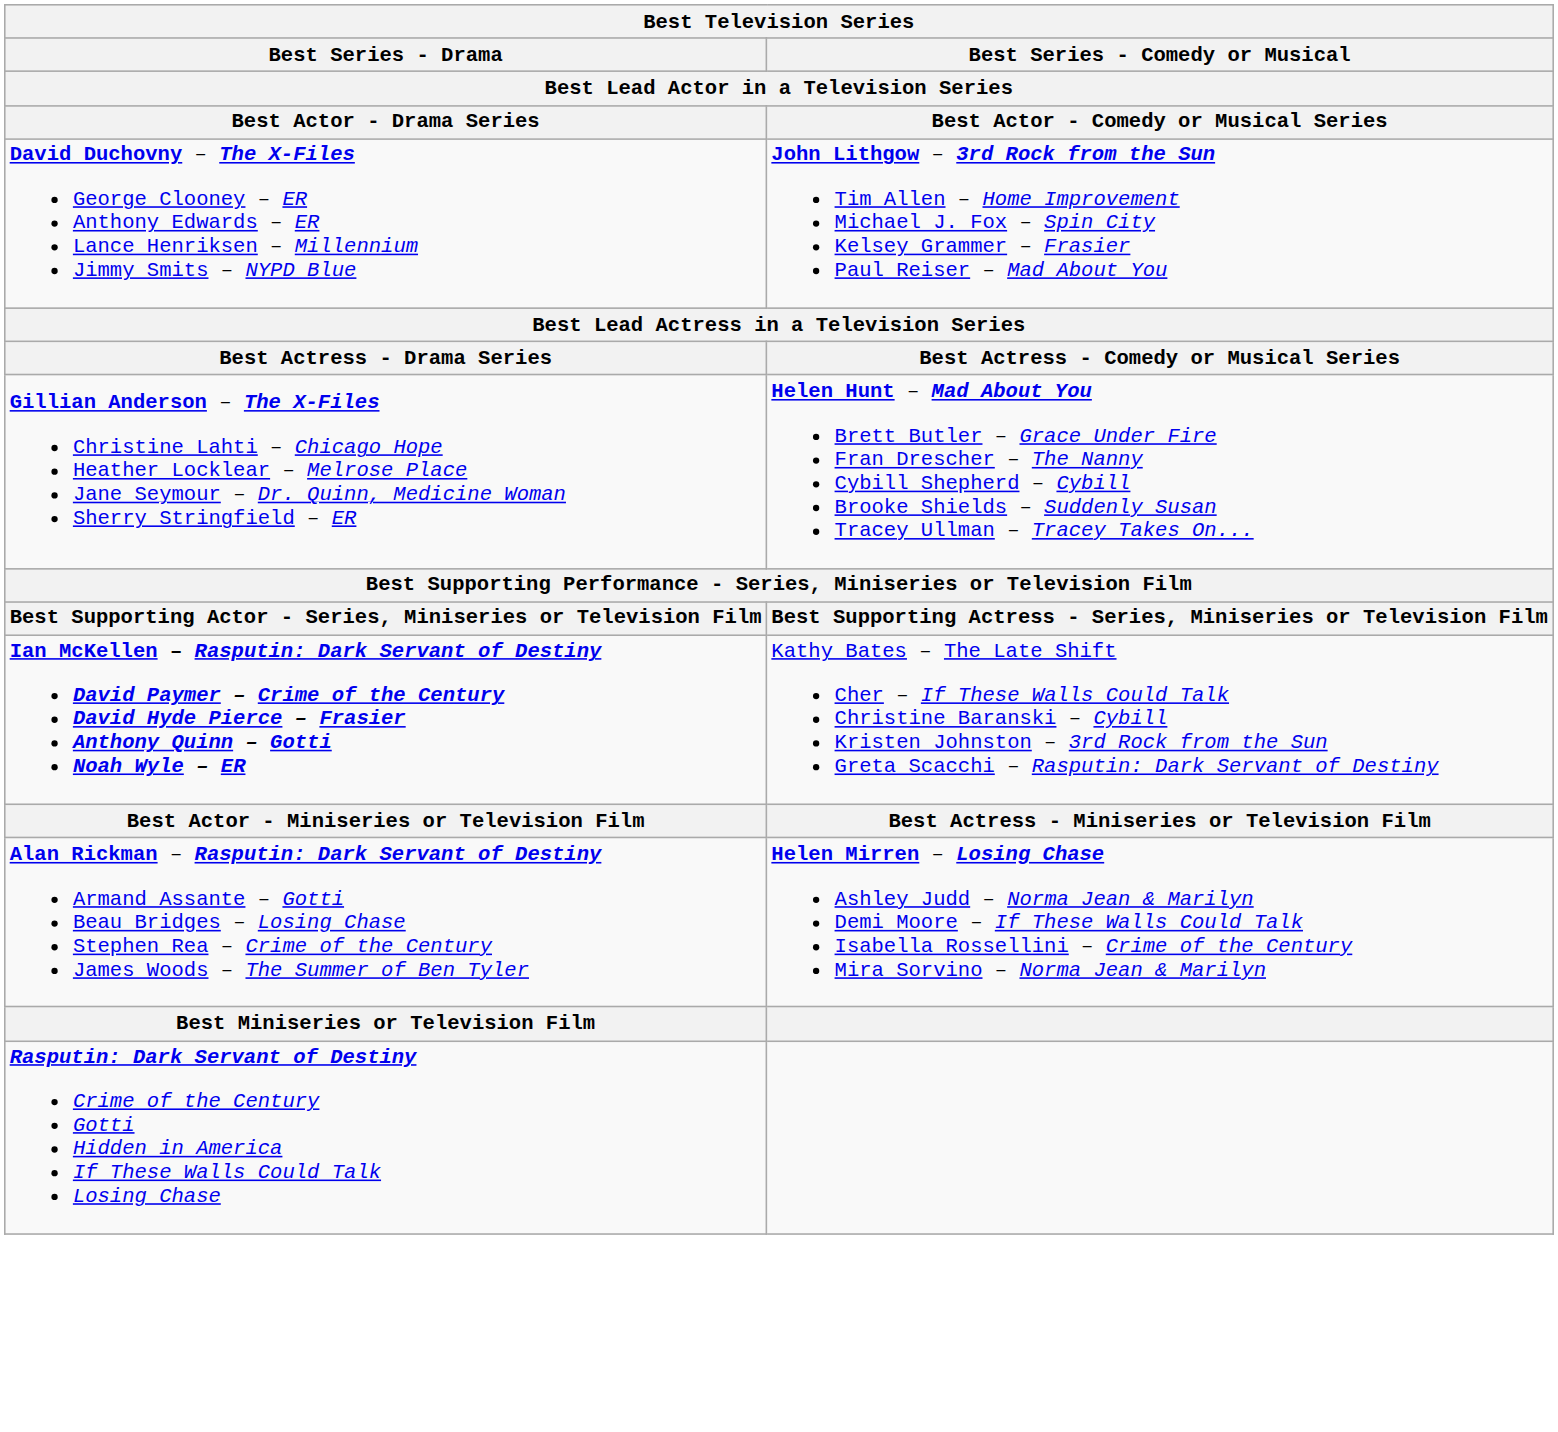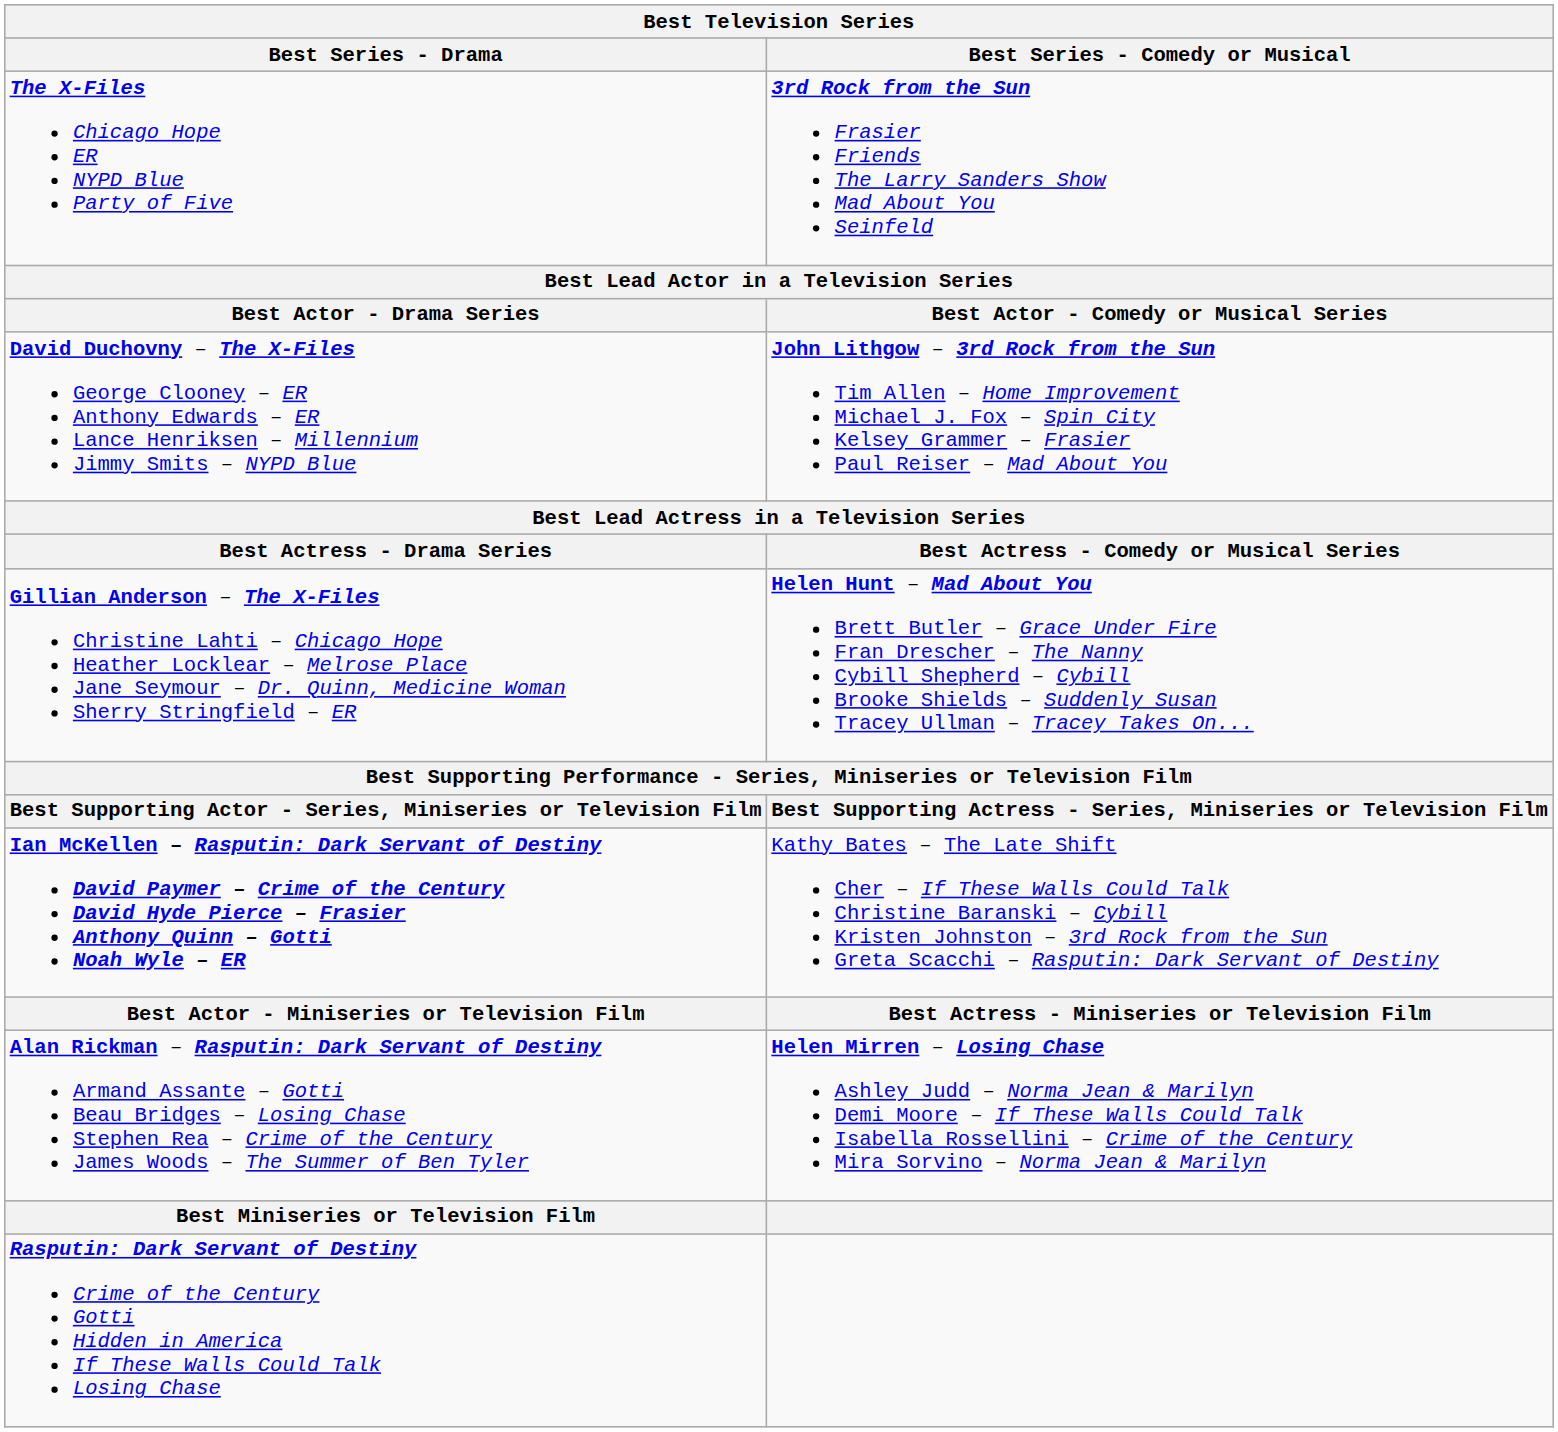+ row: (386, 146)
